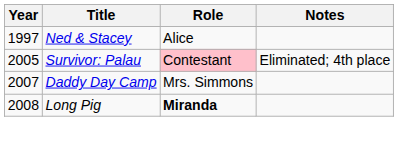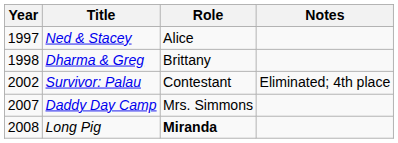+ row: (95, 60)
(23, 60) 2005 -> (23, 82) 2002
(197, 60) pink background -> (197, 82) no background
